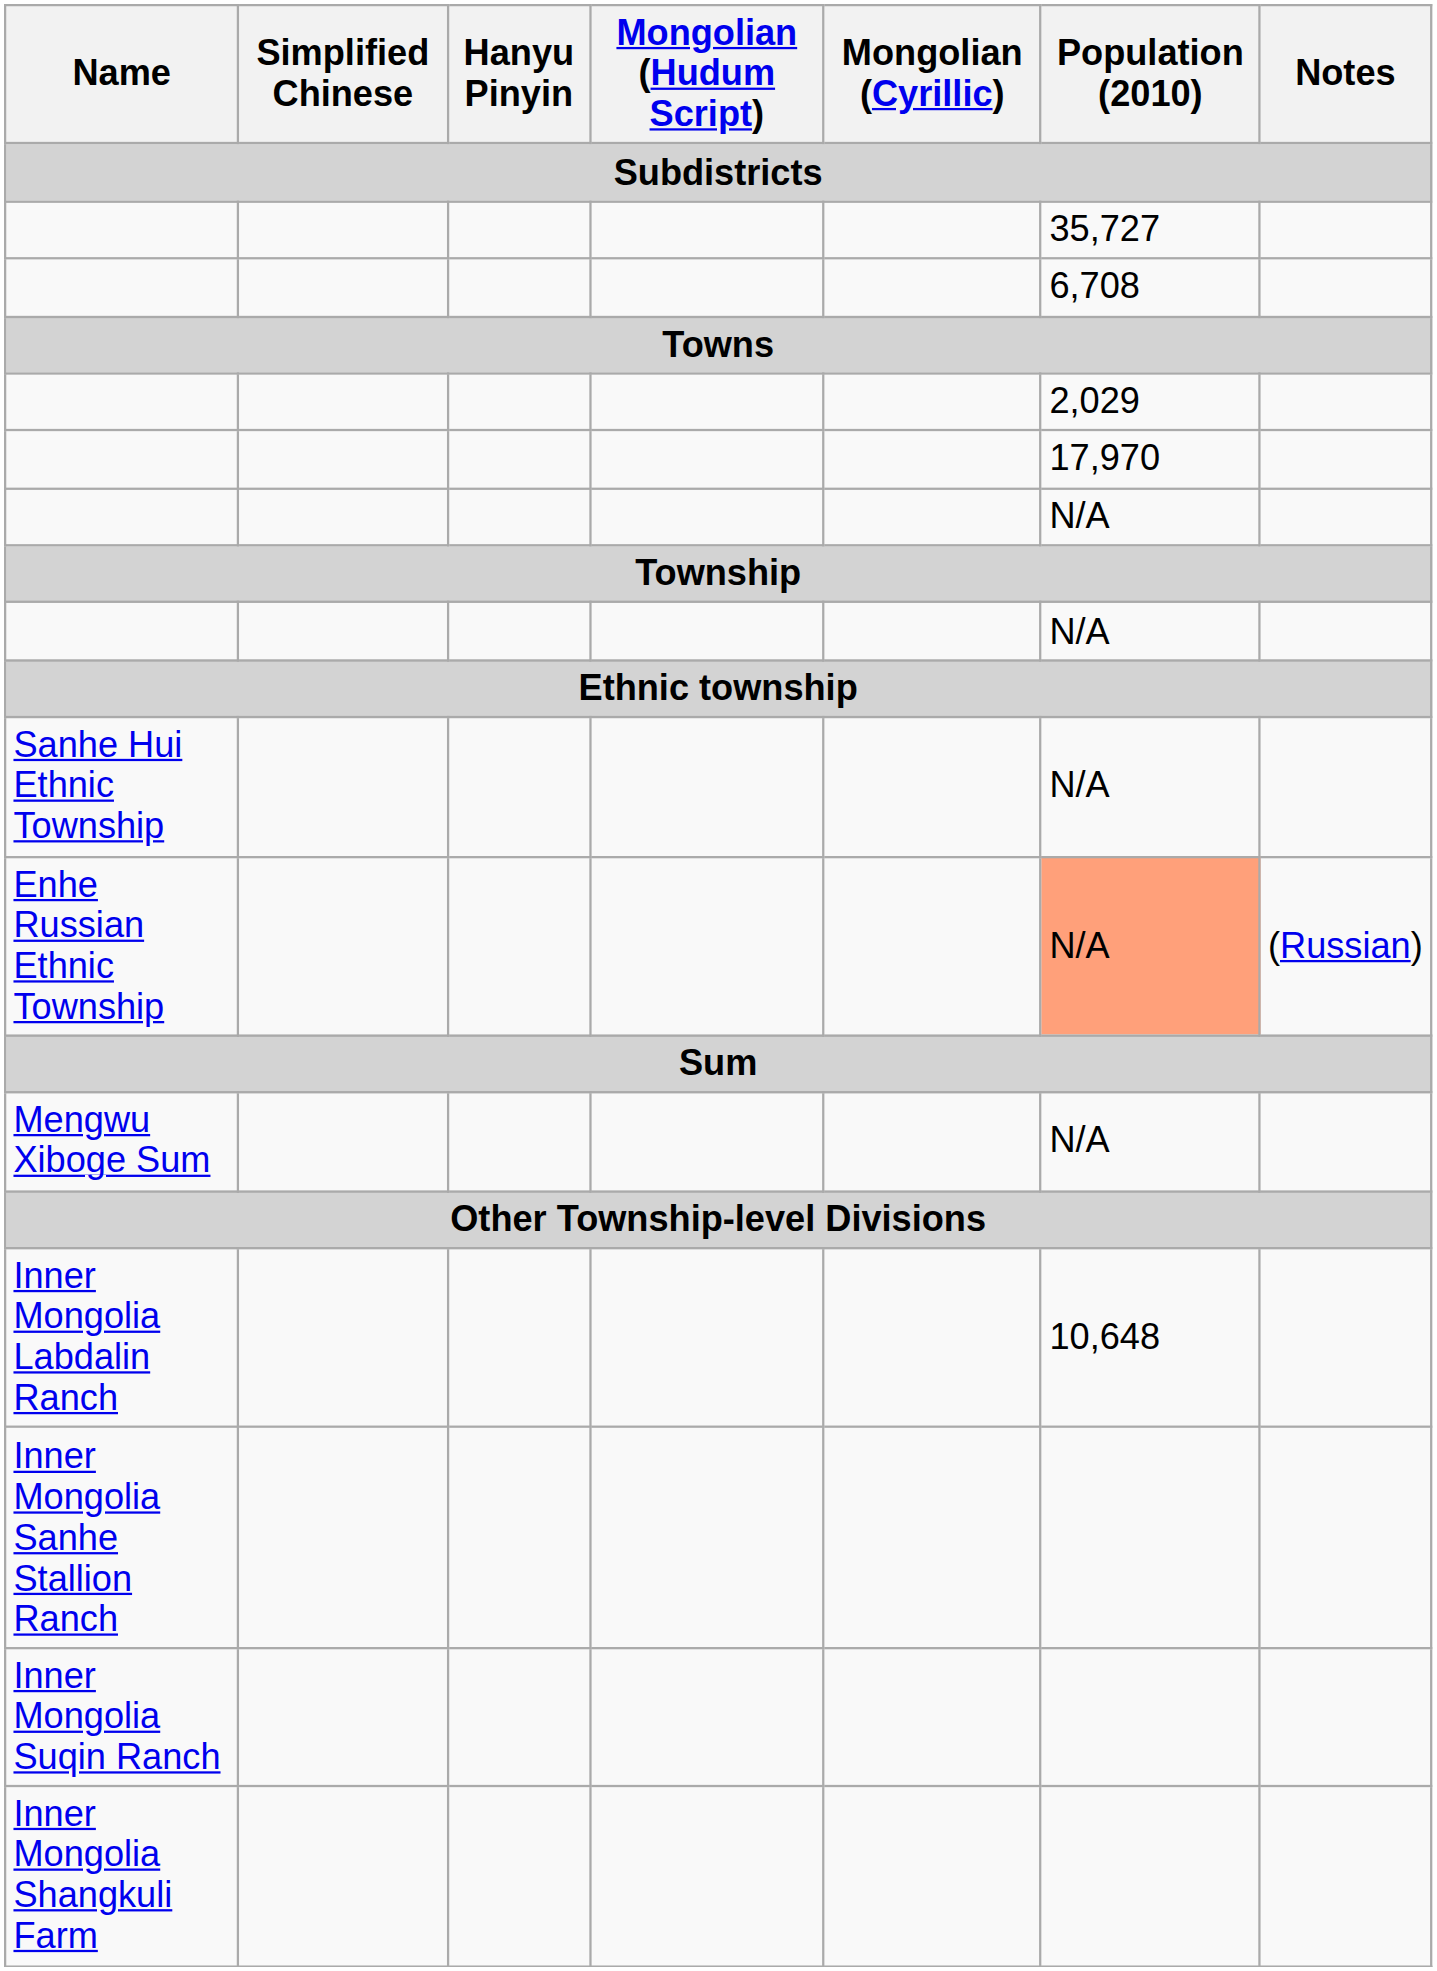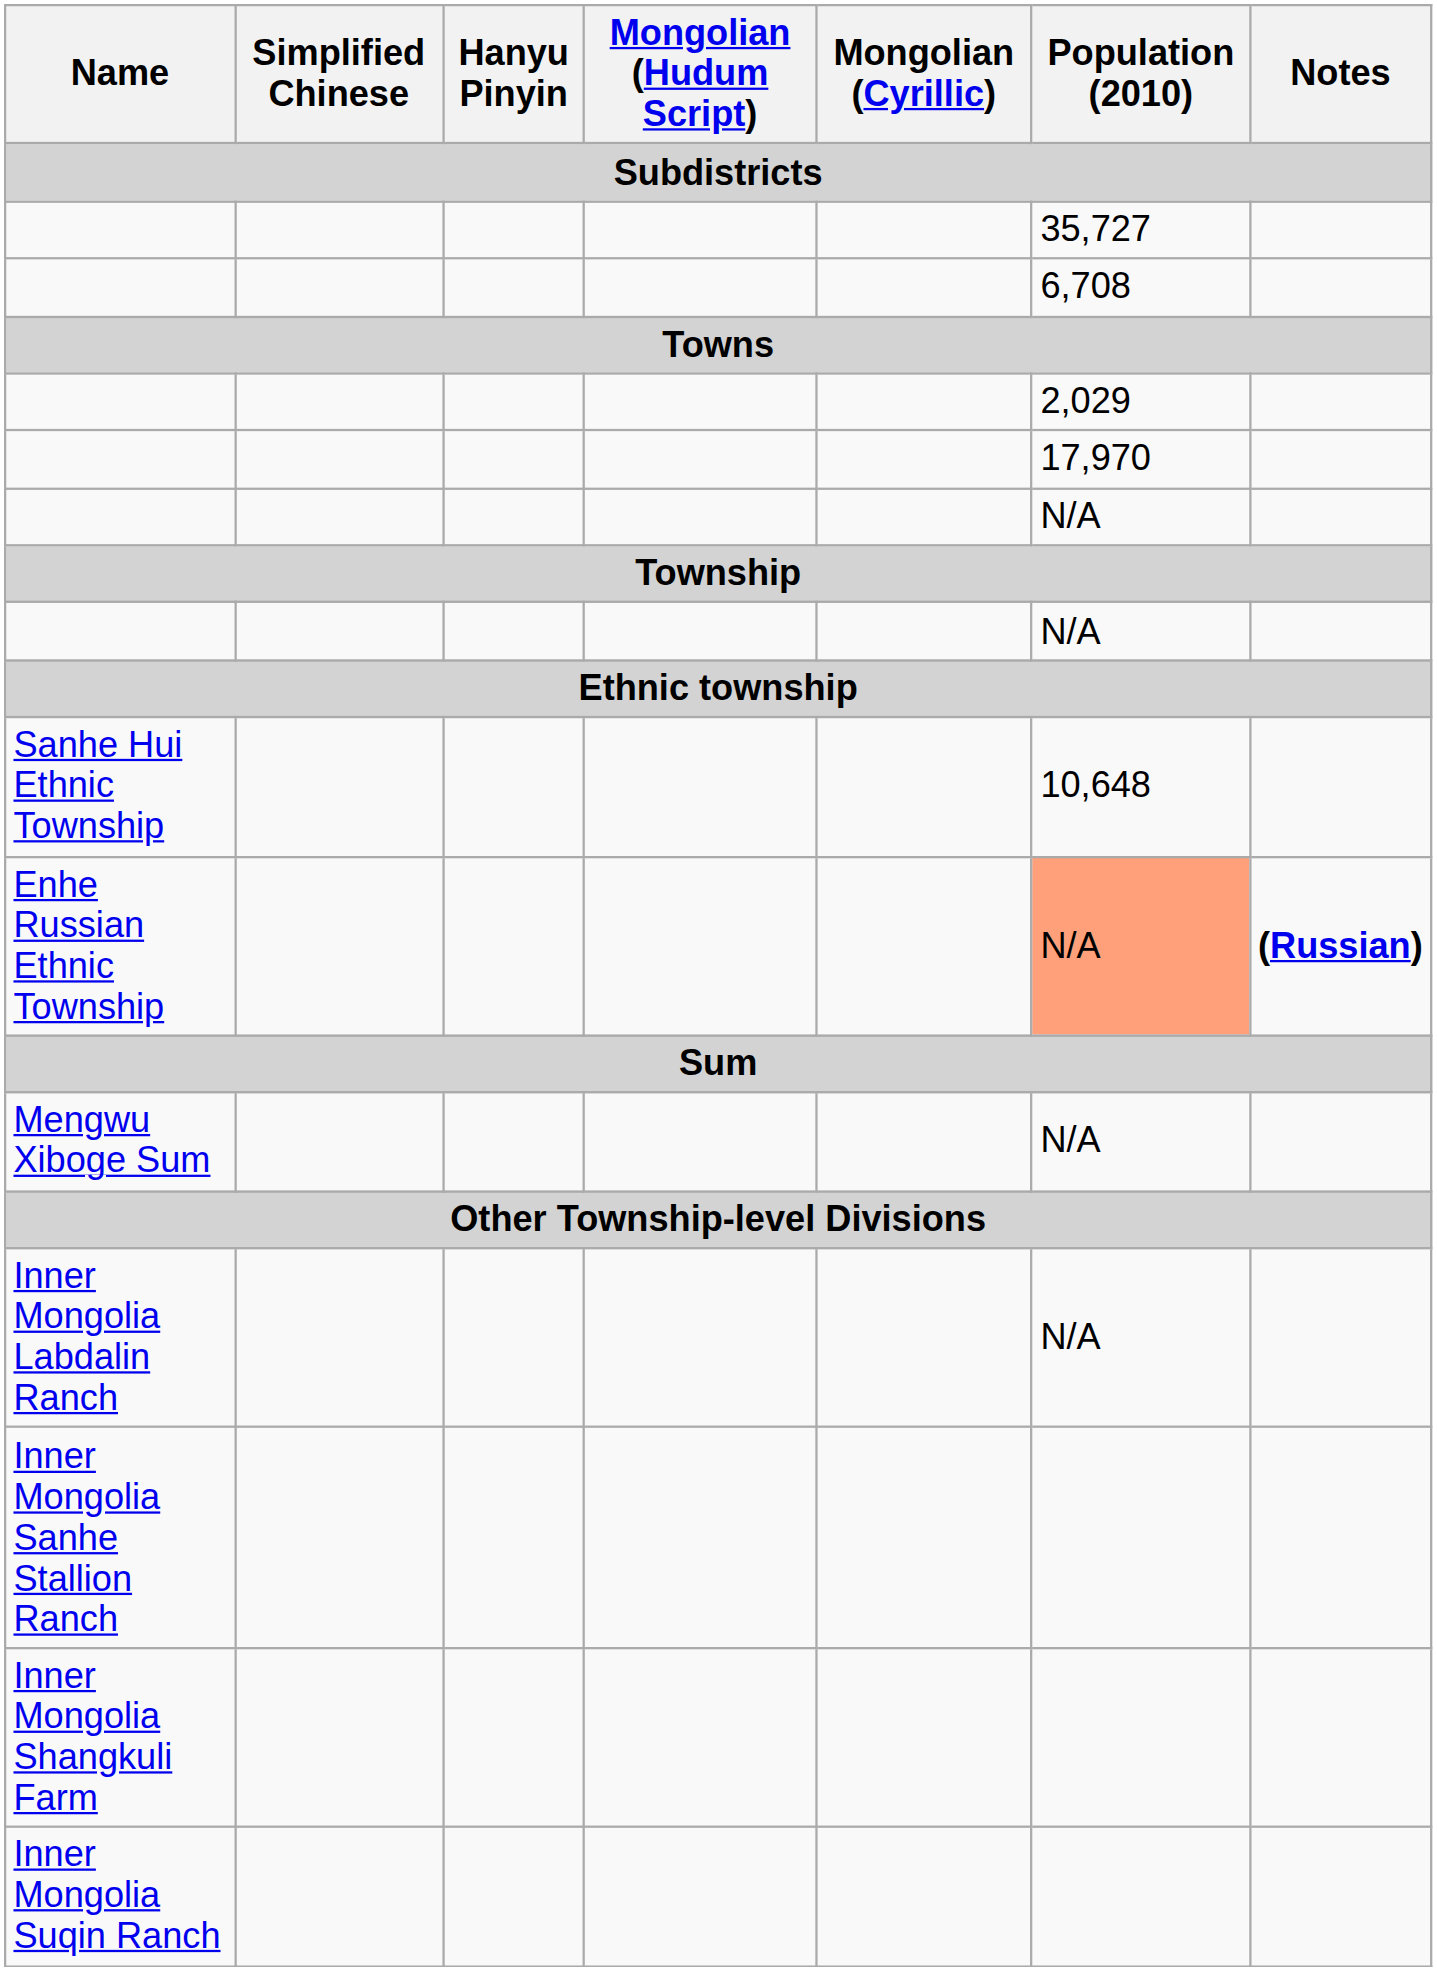(1080, 786) N/A -> (1096, 786) 10,648
(1345, 945) normal -> (1340, 945) bold
(1105, 1337) 10,648 -> (1071, 1337) N/A
rows swapped: (93, 1875) <-> (117, 1716)
